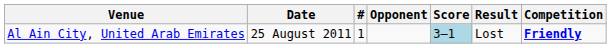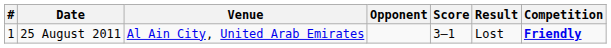columns swapped: (361, 14) <-> (126, 14)
(444, 34) lightblue background -> (444, 34) no background
